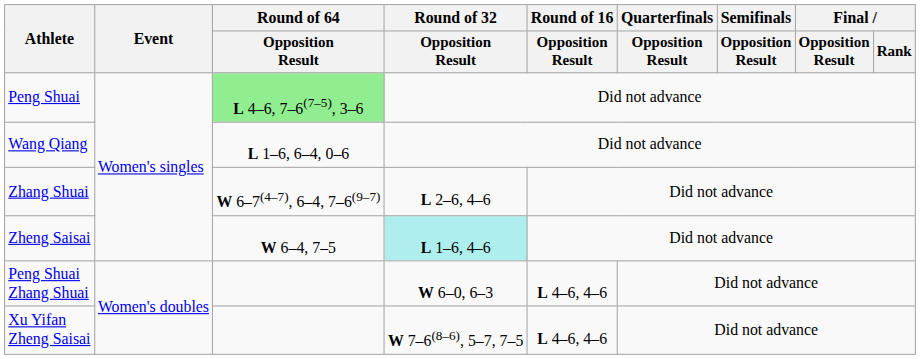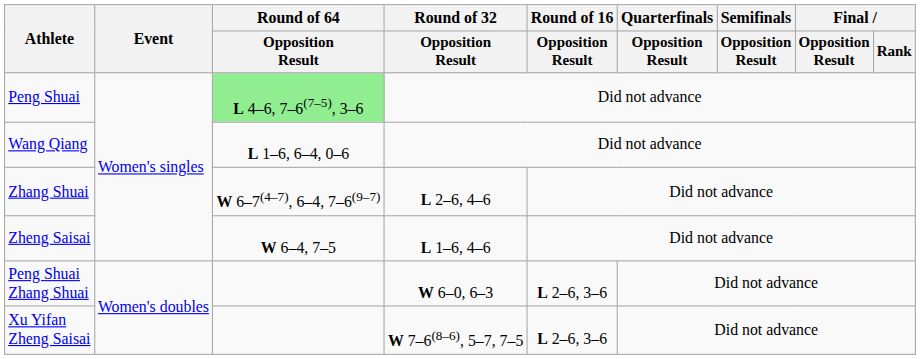(456, 247) paleturquoise background -> (456, 247) no background
(572, 292) L 4–6, 4–6 -> (572, 292) L 2–6, 3–6
(572, 339) L 4–6, 4–6 -> (572, 339) L 2–6, 3–6
